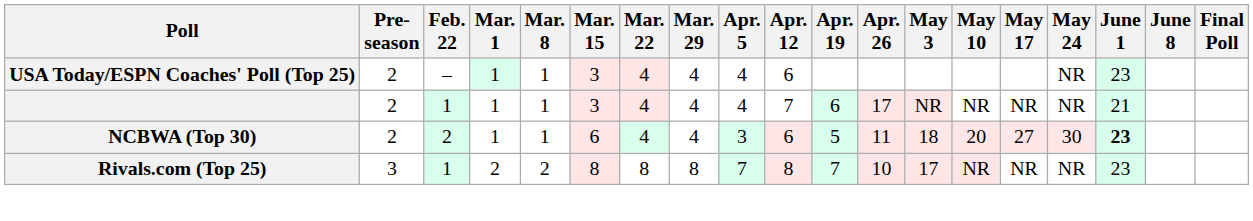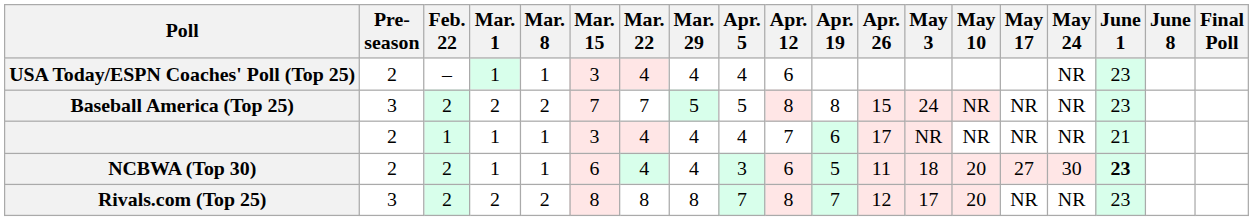+ row: (182, 105)
(447, 168) 1 -> (447, 199) 2
(881, 168) 10 -> (881, 199) 12
(976, 168) NR -> (976, 199) 20
